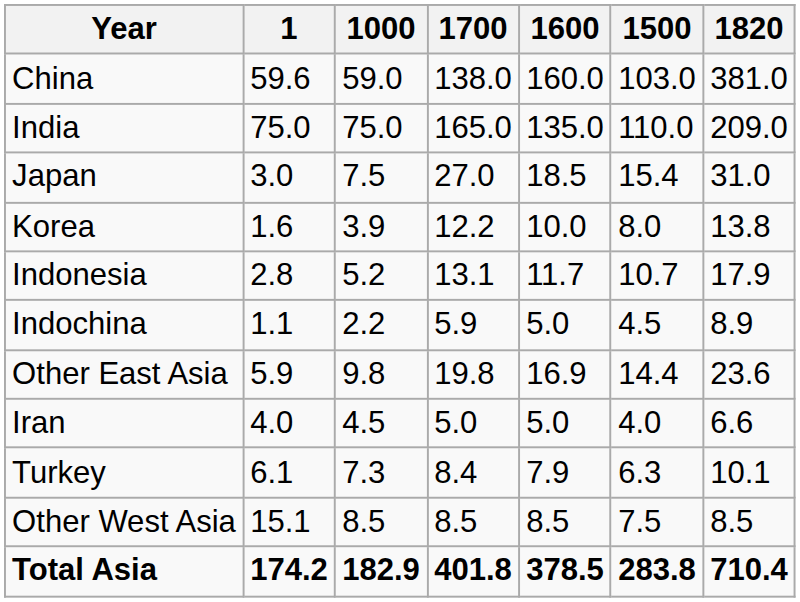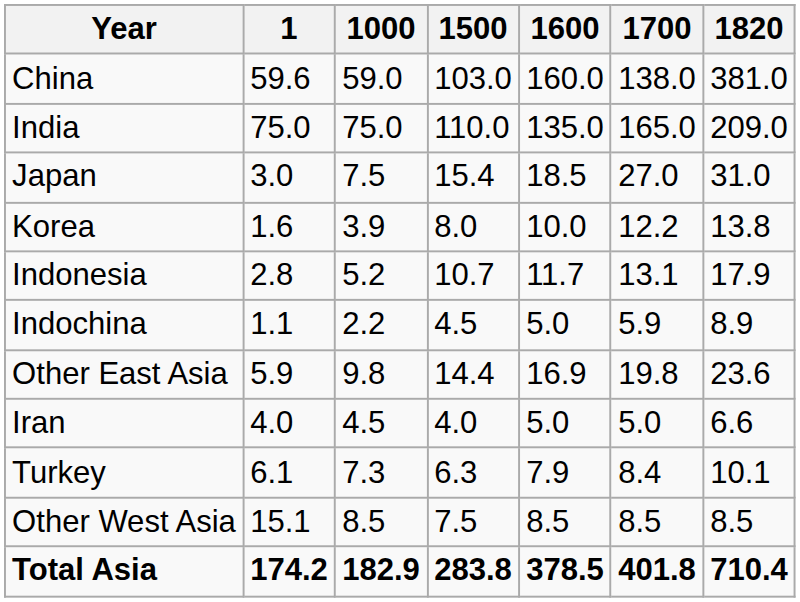columns swapped: (657, 29) <-> (473, 29)
